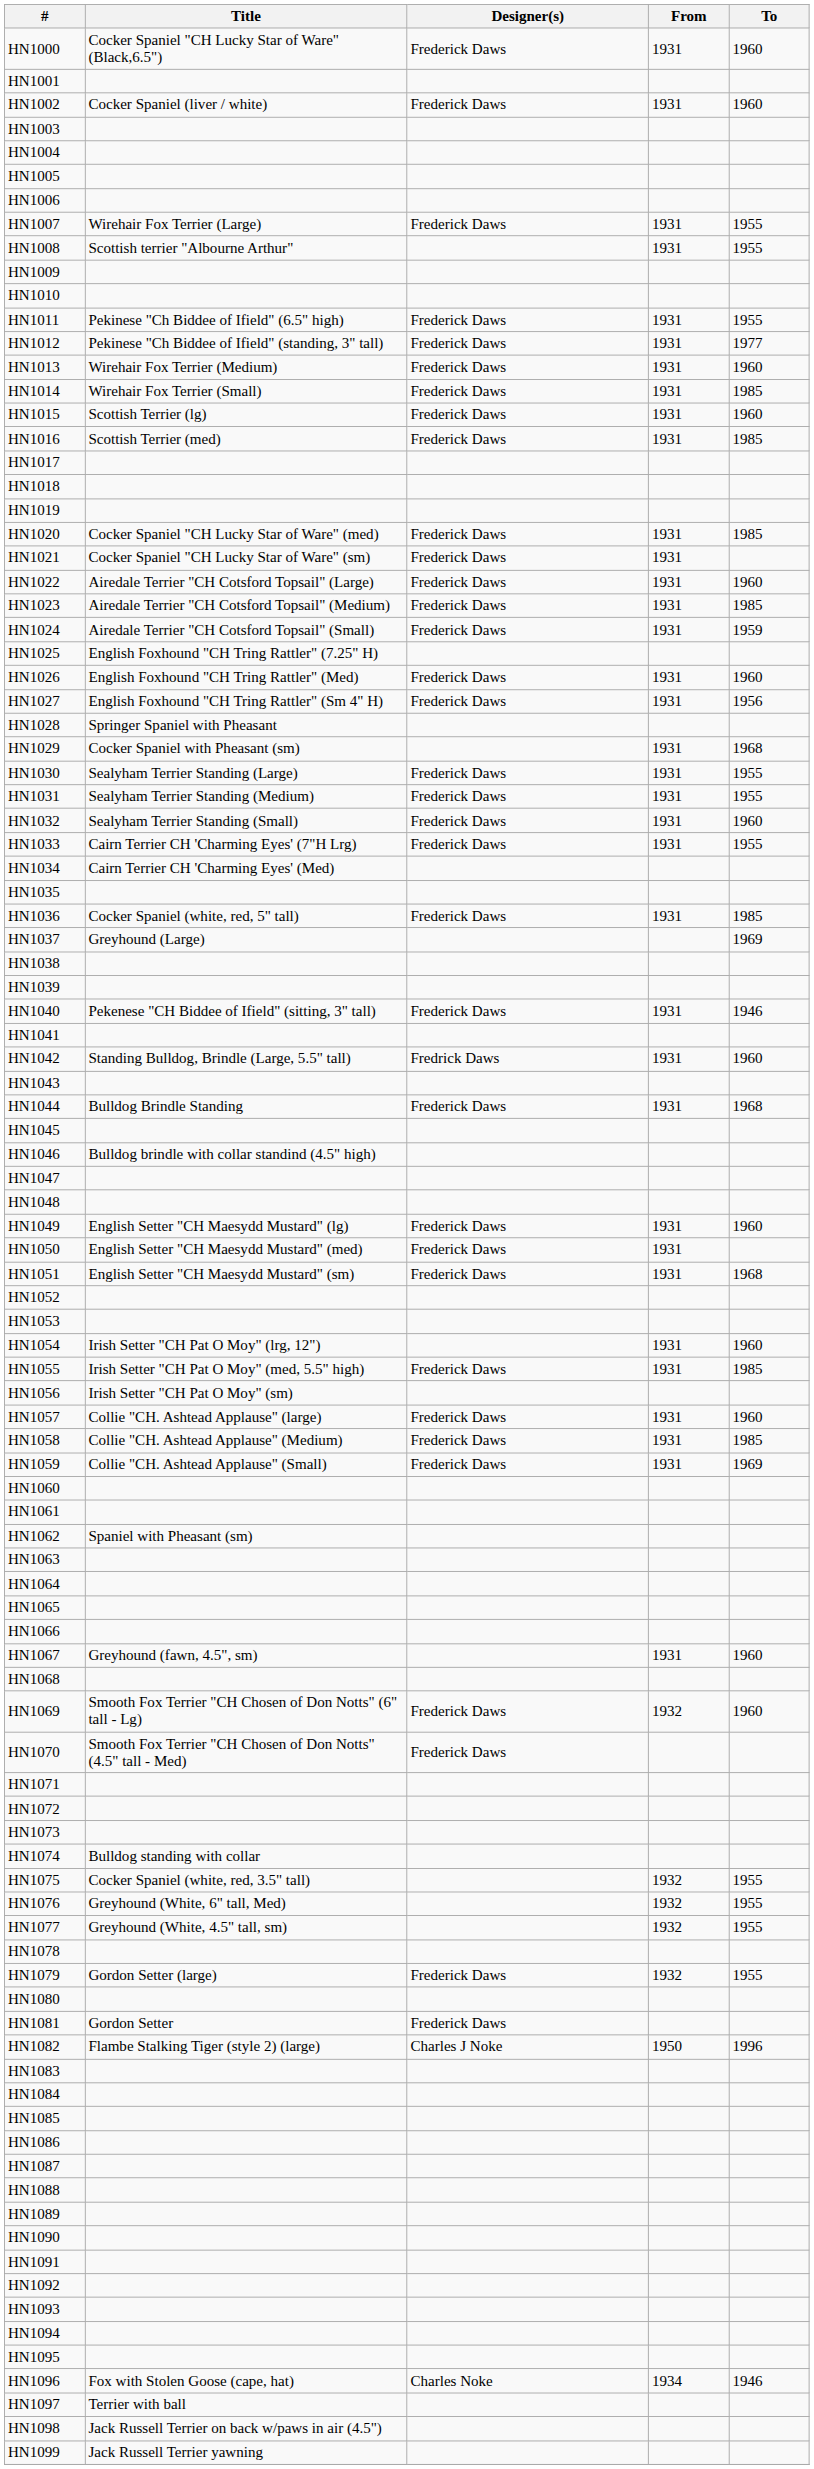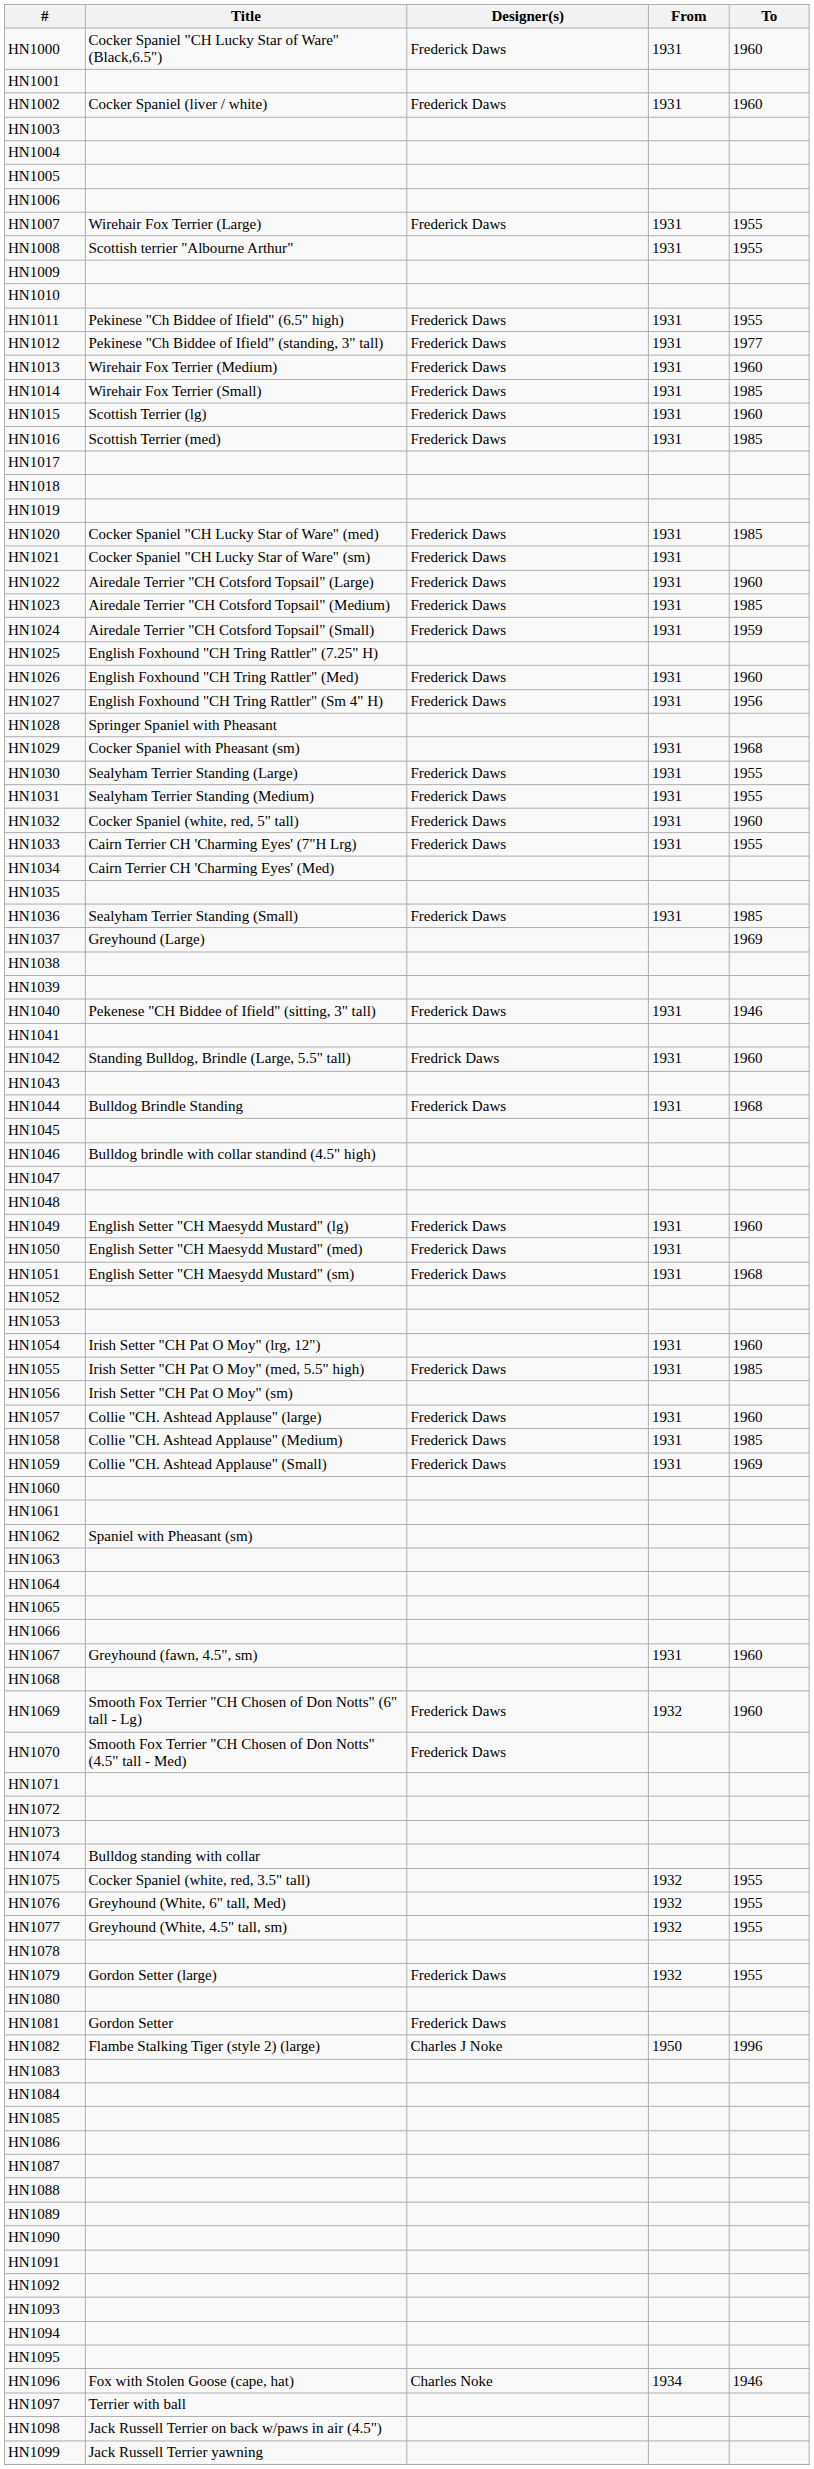(193, 820) Sealyham Terrier Standing (Small) -> (194, 820) Cocker Spaniel (white, red, 5" tall)
(194, 915) Cocker Spaniel (white, red, 5" tall) -> (193, 915) Sealyham Terrier Standing (Small)
